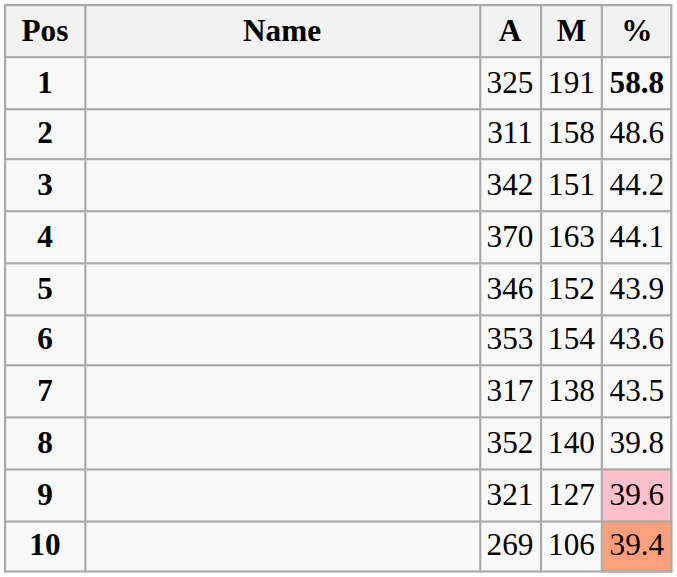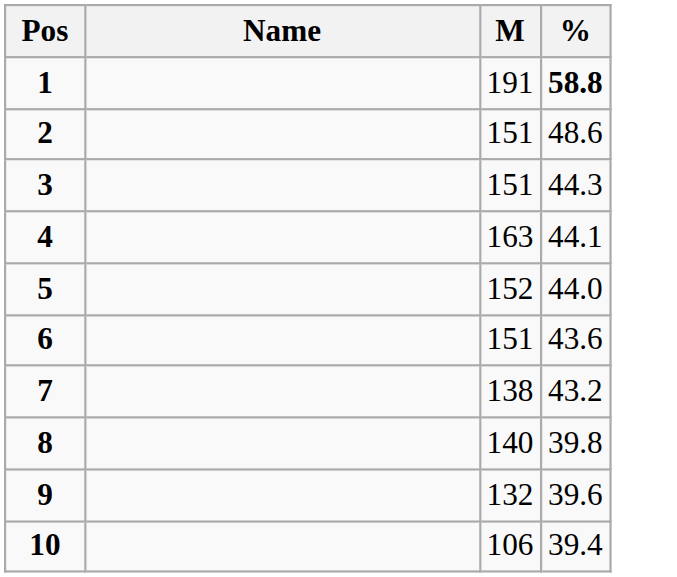- column: (510, 30)
(571, 133) 158 -> (510, 133) 151
(637, 185) 44.2 -> (575, 185) 44.3
(637, 288) 43.9 -> (575, 288) 44.0
(571, 339) 154 -> (510, 339) 151
(637, 391) 43.5 -> (575, 391) 43.2
(571, 494) 127 -> (510, 494) 132
(637, 494) pink background -> (575, 494) no background
(637, 546) lightsalmon background -> (575, 546) no background
